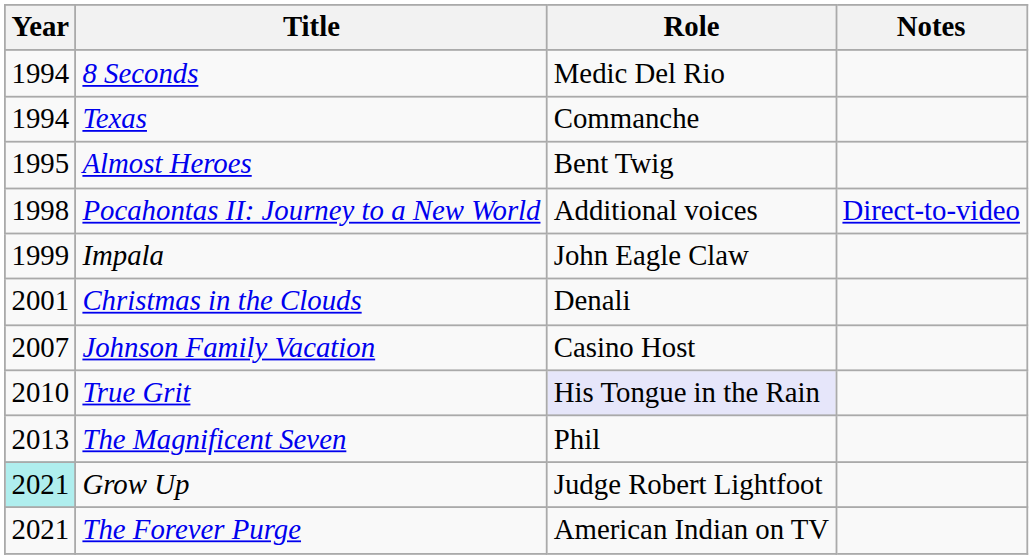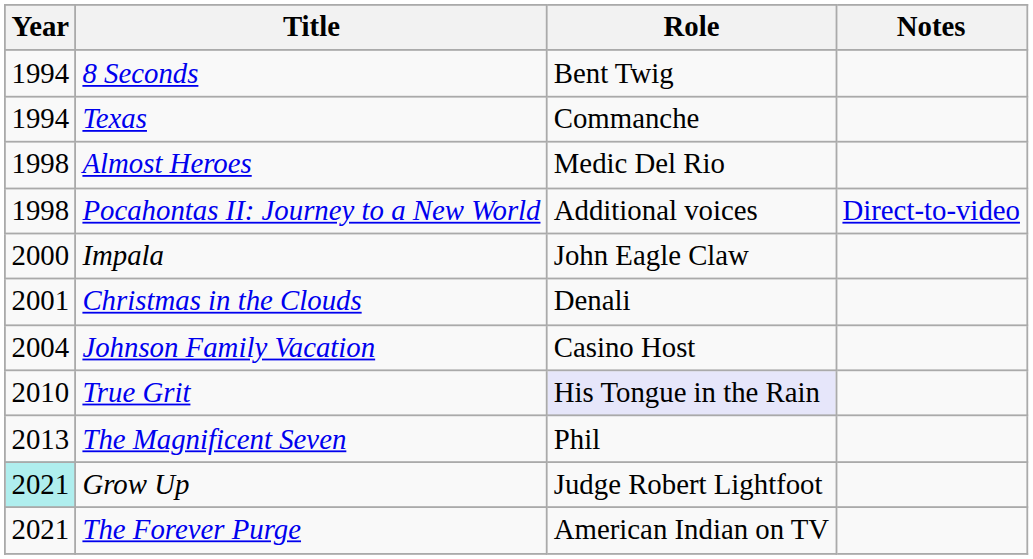(639, 73) Medic Del Rio -> (614, 73) Bent Twig
(40, 164) 1995 -> (40, 164) 1998
(614, 164) Bent Twig -> (639, 164) Medic Del Rio
(40, 255) 1999 -> (40, 255) 2000
(40, 347) 2007 -> (40, 347) 2004
